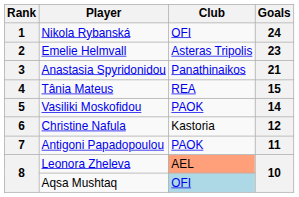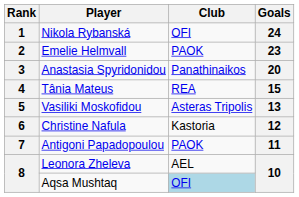(212, 51) Asteras Tripolis -> (187, 51) PAOK
(274, 70) 21 -> (274, 70) 20
(187, 107) PAOK -> (212, 107) Asteras Tripolis
(274, 107) 14 -> (274, 107) 13
(183, 164) lightsalmon background -> (183, 164) no background
